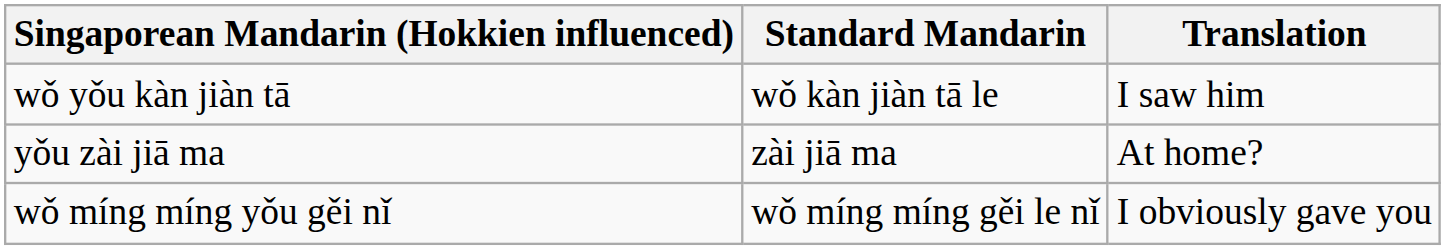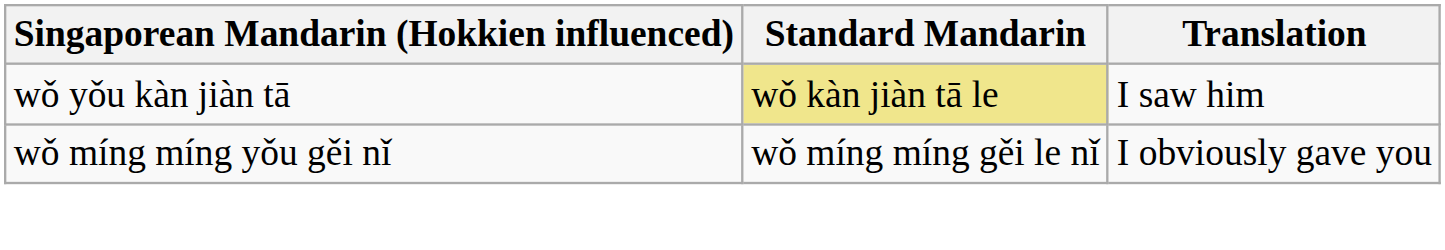(875, 93) no background -> (875, 93) khaki background
- row: (119, 152)
